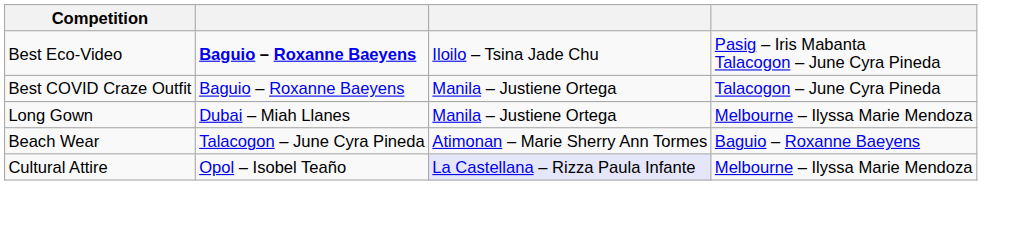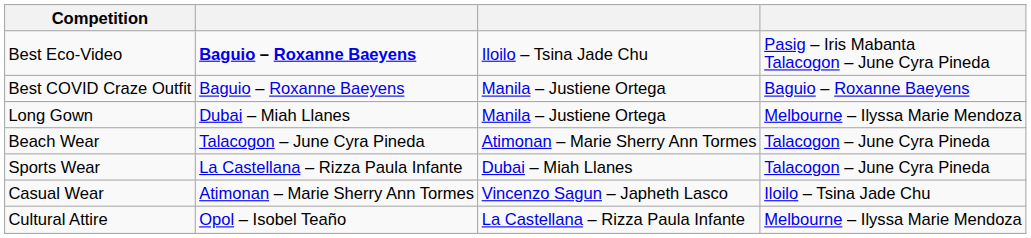(828, 89) Talacogon – June Cyra Pineda -> (867, 89) Baguio – Roxanne Baeyens
(817, 141) Baguio – Roxanne Baeyens -> (877, 141) Talacogon – June Cyra Pineda
+ row: (54, 168)
+ row: (56, 194)
(564, 168) lavender background -> (613, 220) no background
